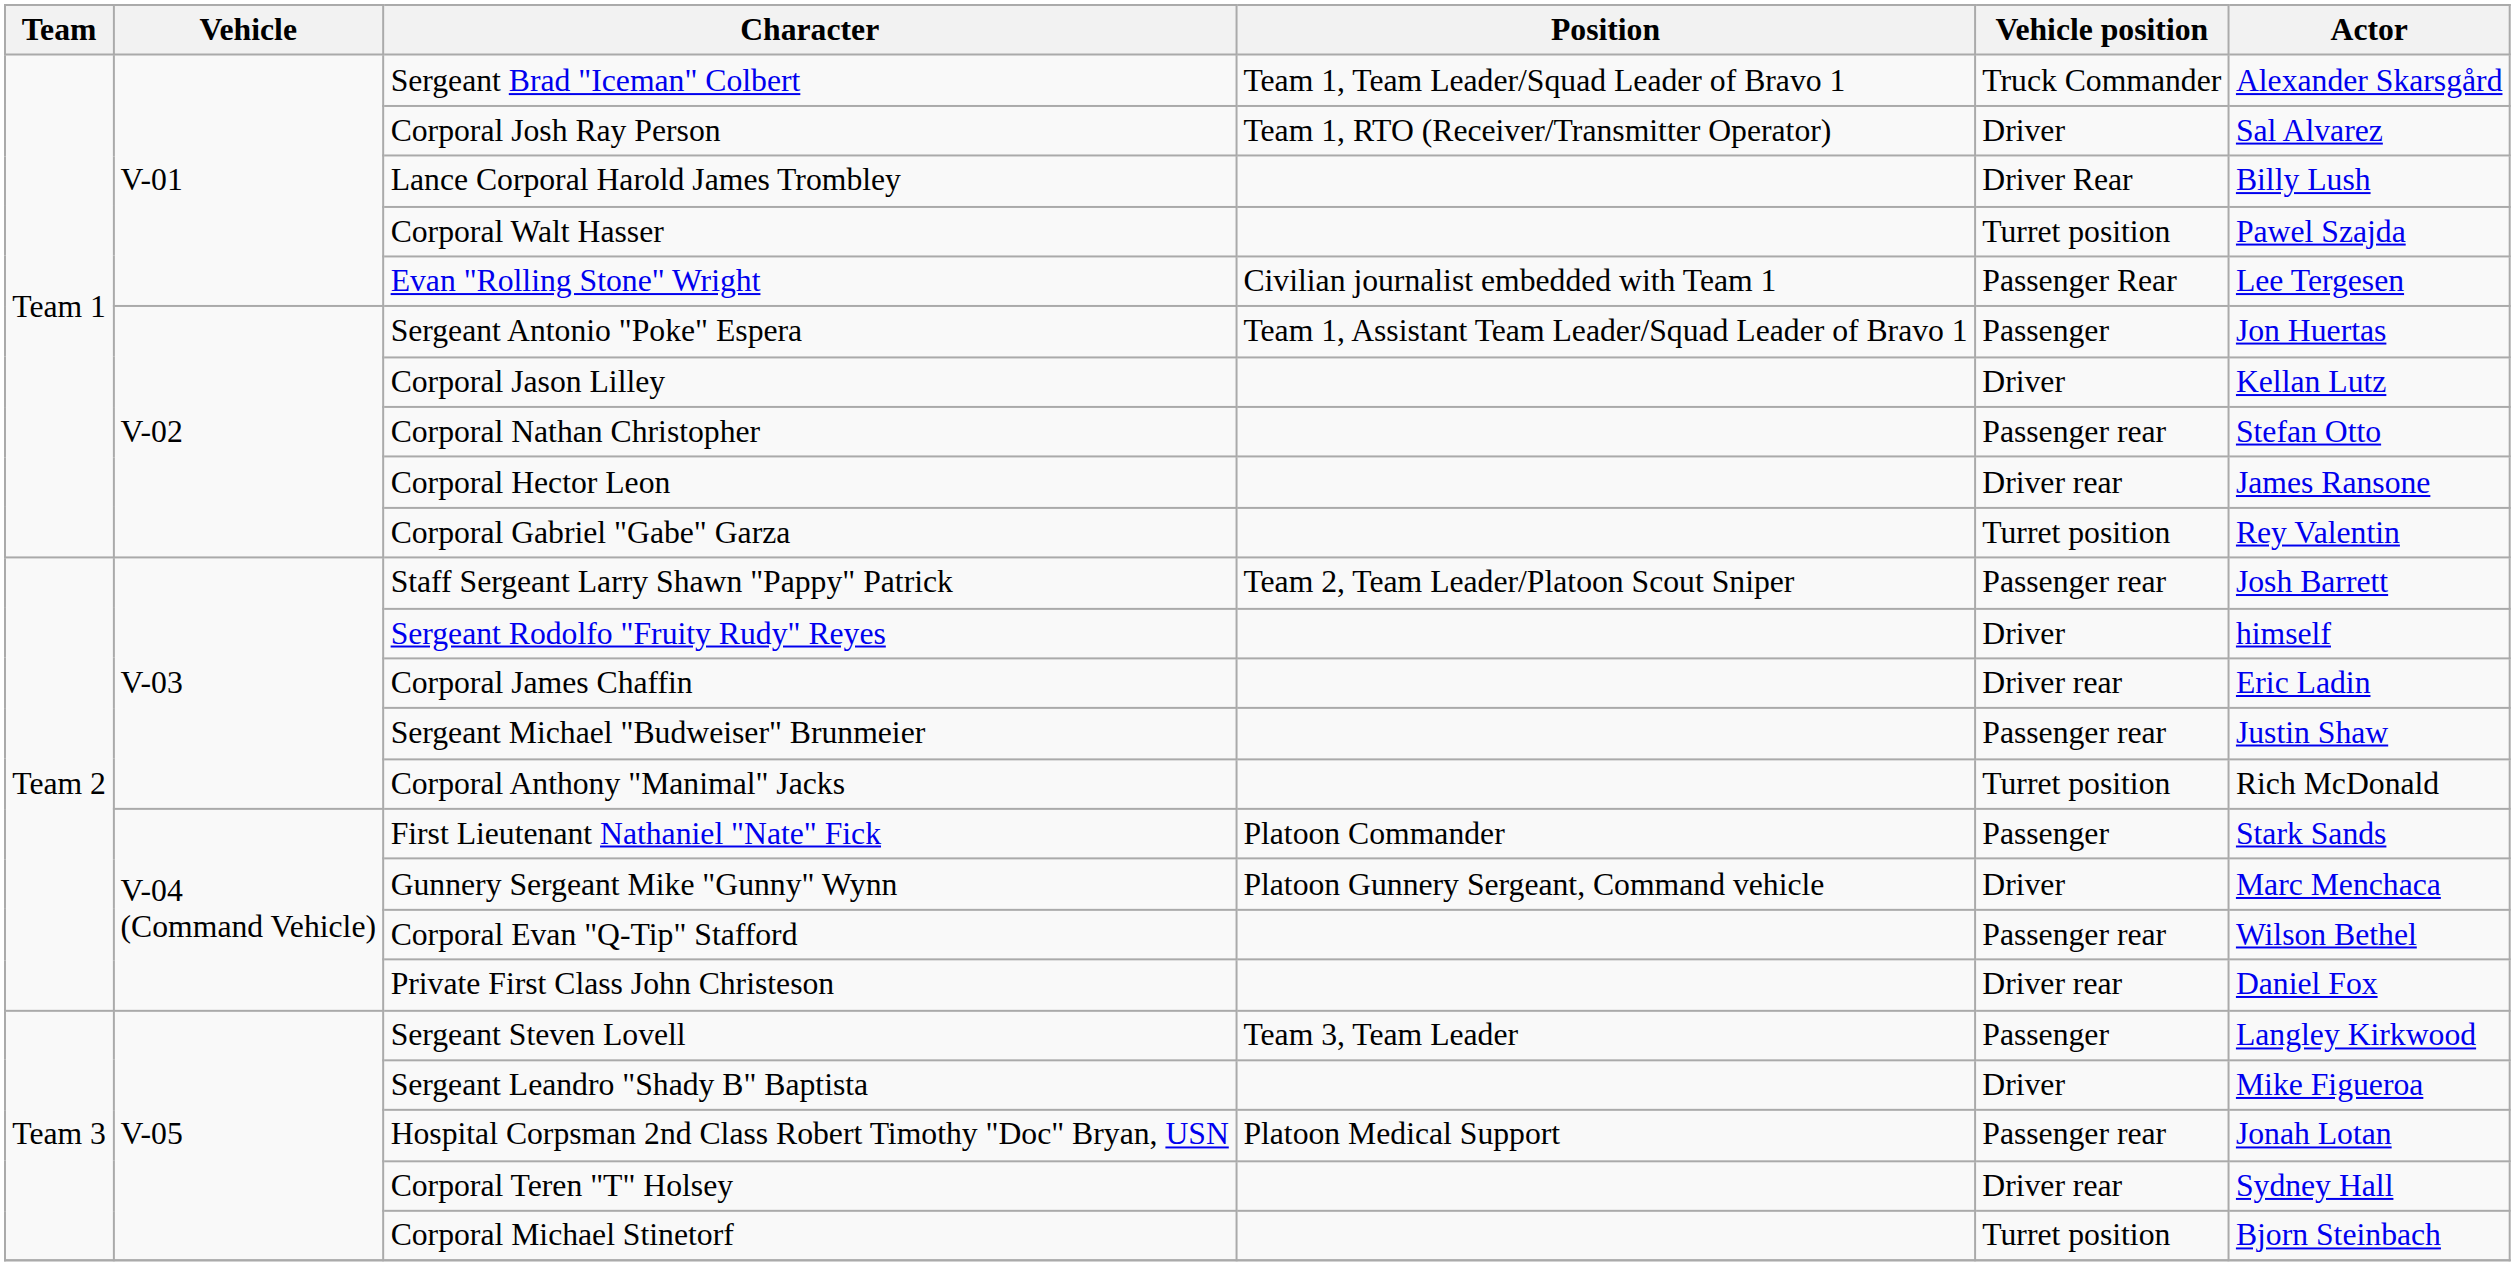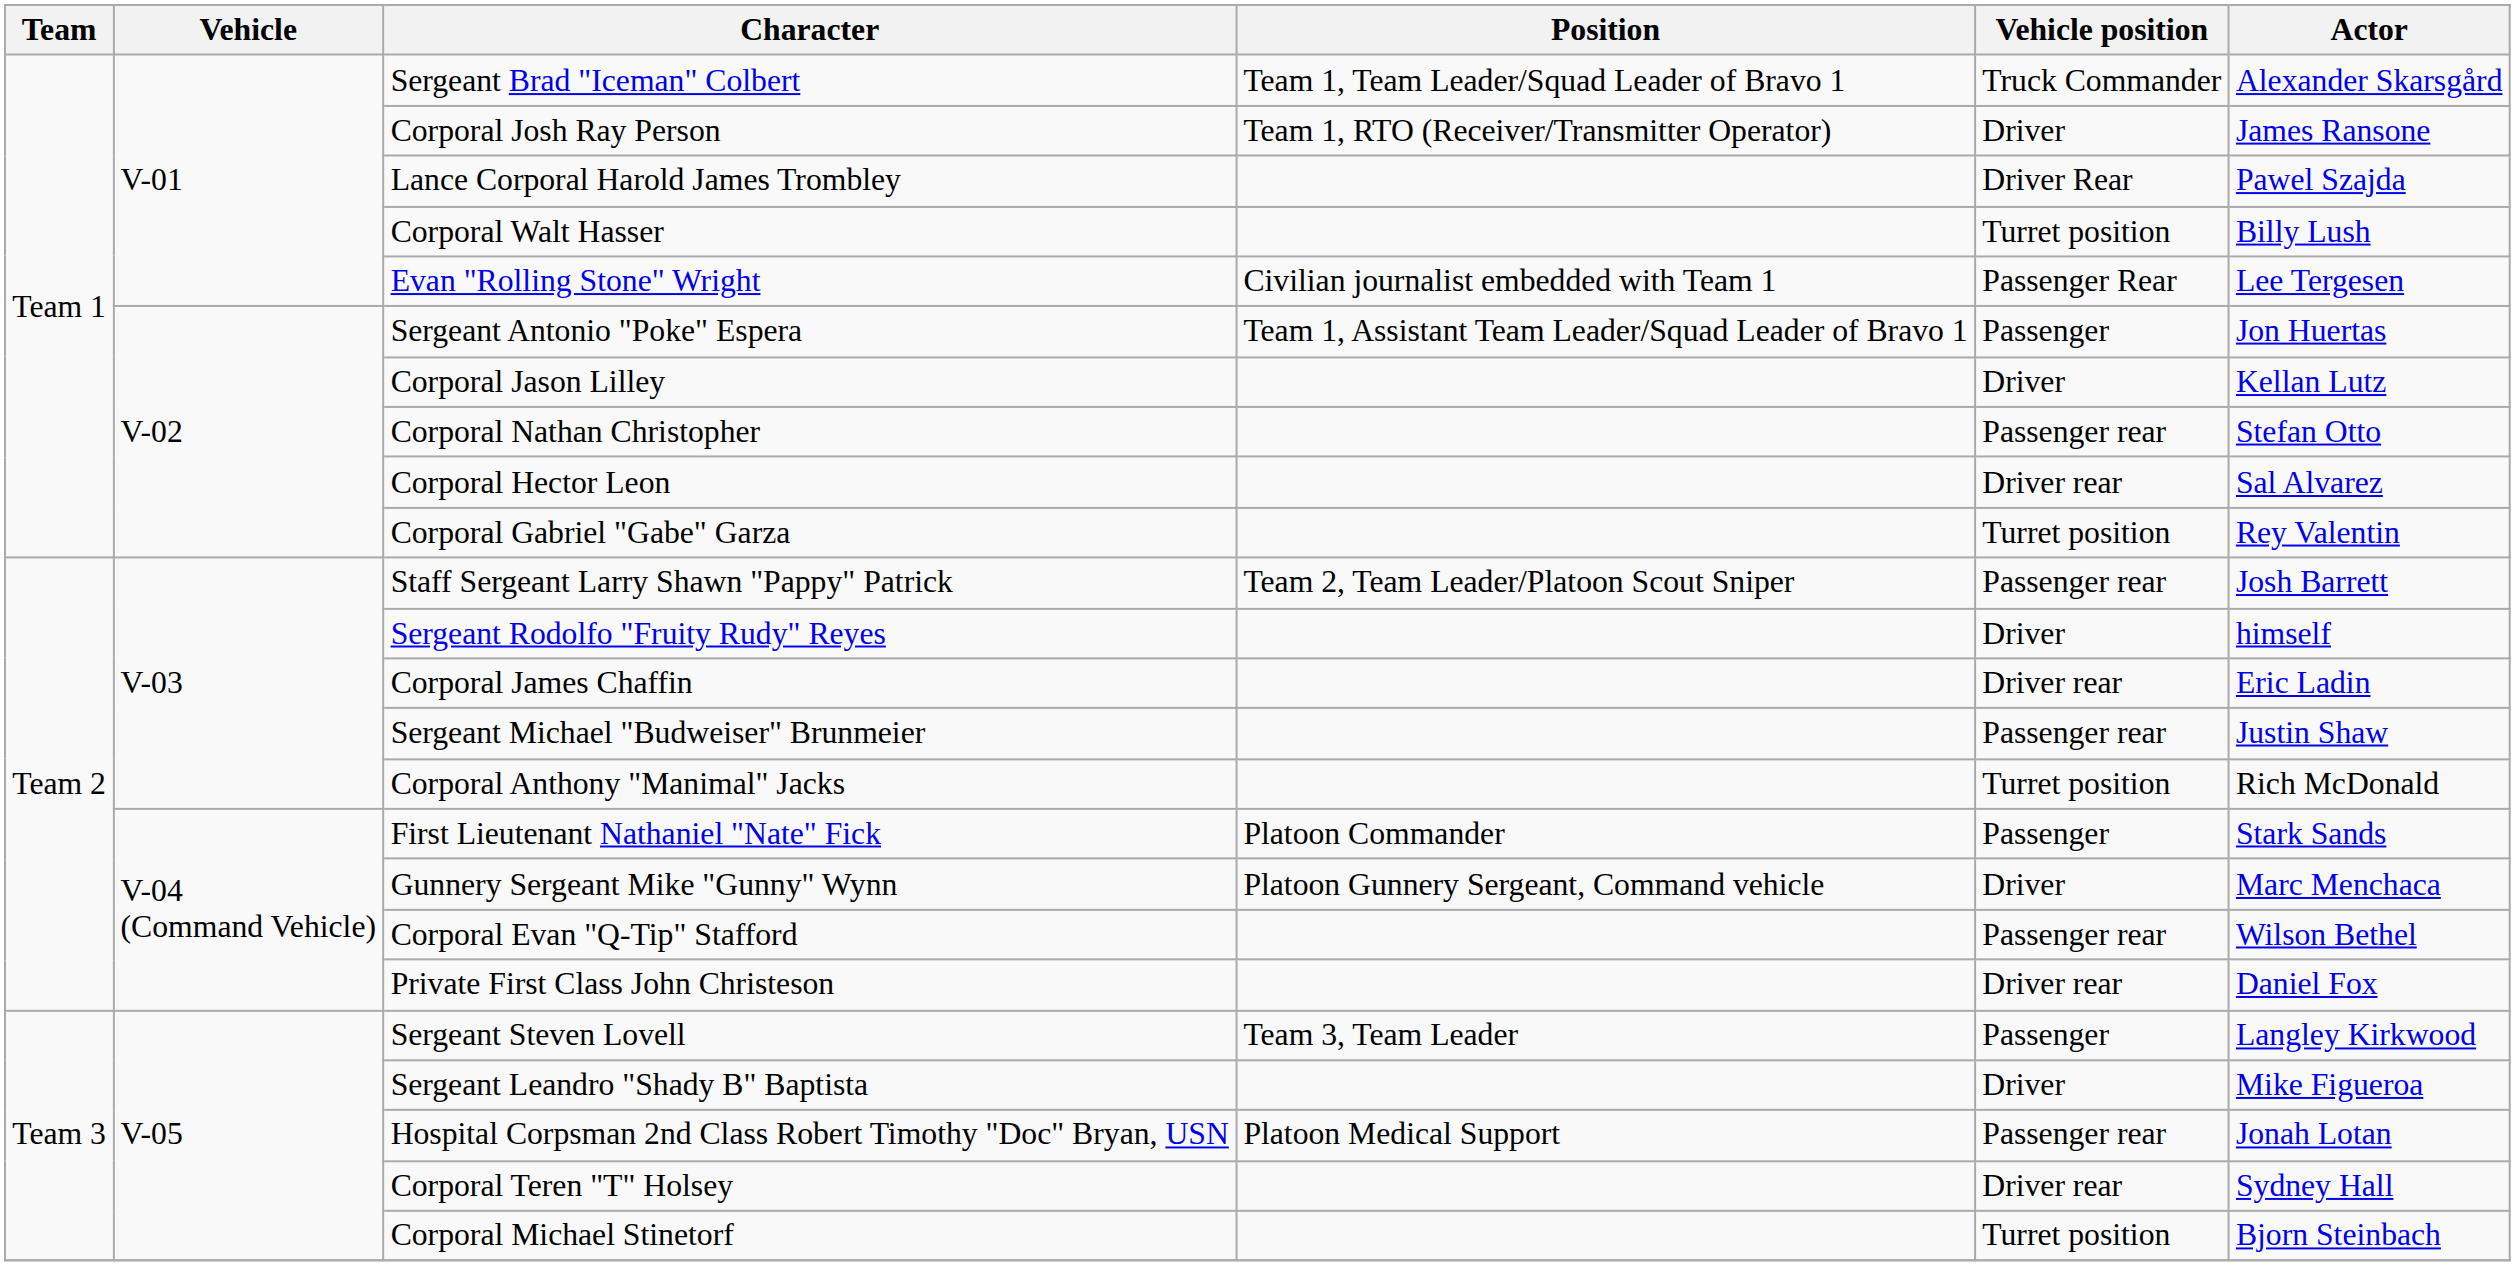(2309, 130) Sal Alvarez -> (2333, 130) James Ransone
(2303, 180) Billy Lush -> (2321, 180) Pawel Szajda
(2321, 230) Pawel Szajda -> (2303, 230) Billy Lush
(2333, 481) James Ransone -> (2309, 481) Sal Alvarez
